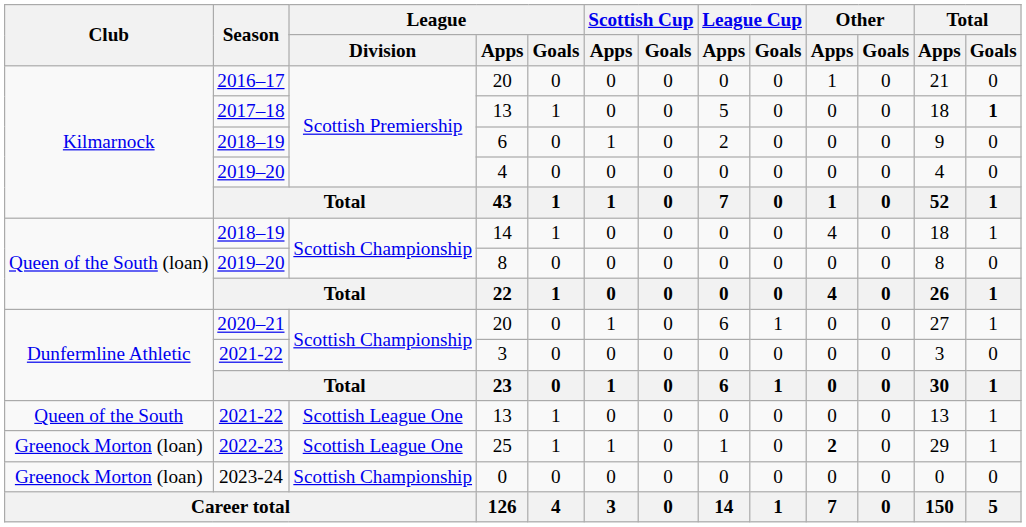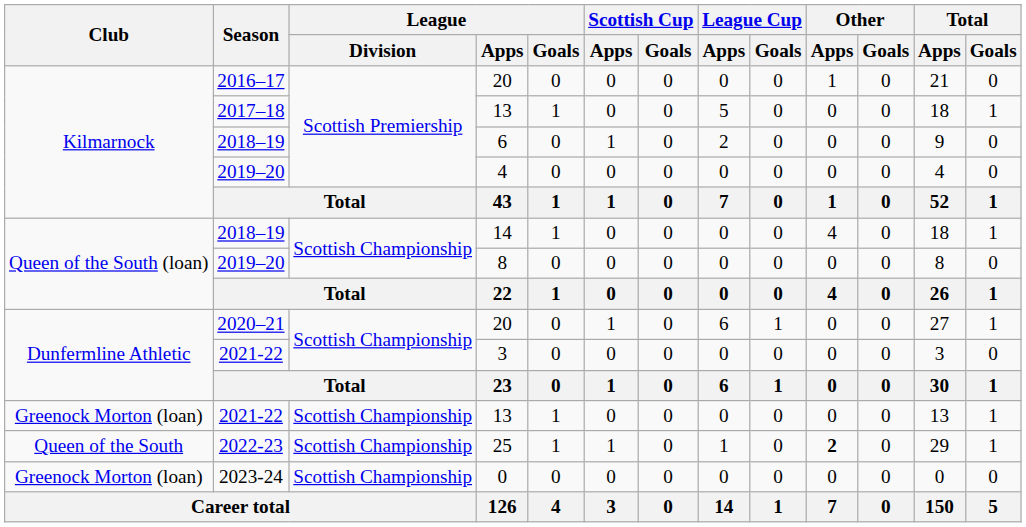(993, 111) bold -> (993, 111) normal
(109, 415) Queen of the South -> (109, 415) Greenock Morton (loan)
(383, 415) Scottish League One -> (383, 415) Scottish Championship
(109, 446) Greenock Morton (loan) -> (109, 446) Queen of the South
(383, 446) Scottish League One -> (383, 446) Scottish Championship
